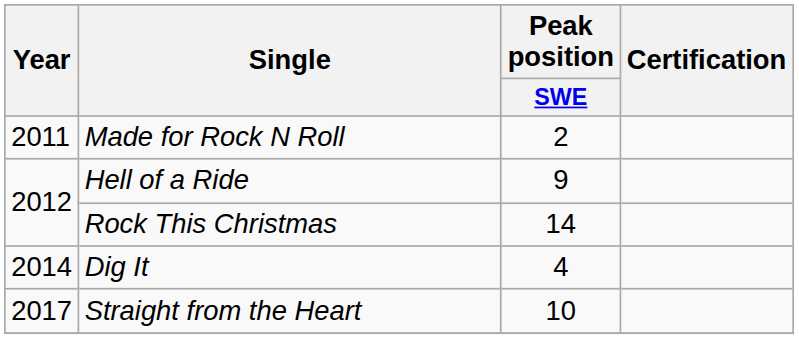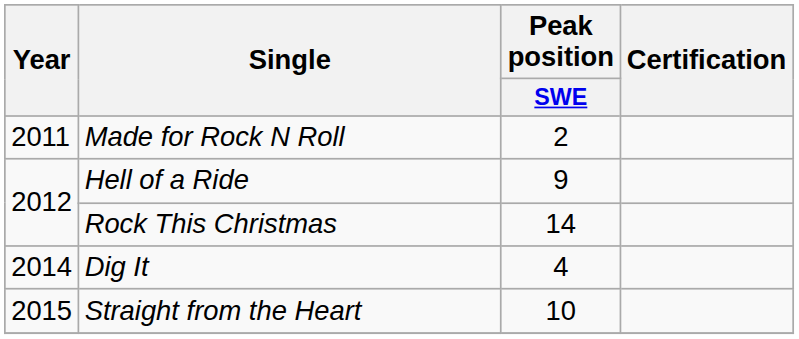(42, 310) 2017 -> (42, 310) 2015
